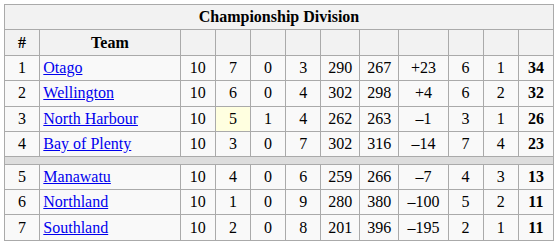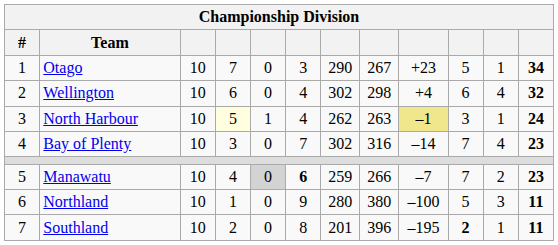(466, 67) 6 -> (466, 67) 5
(501, 93) 2 -> (501, 93) 4
(423, 118) no background -> (423, 118) khaki background
(536, 118) 26 -> (536, 118) 24
(268, 176) no background -> (268, 176) lightgrey background
(303, 176) normal -> (303, 176) bold
(466, 176) 4 -> (466, 176) 7
(501, 176) 3 -> (501, 176) 2
(536, 176) 13 -> (536, 176) 23
(501, 202) 2 -> (501, 202) 3
(466, 227) normal -> (466, 227) bold
